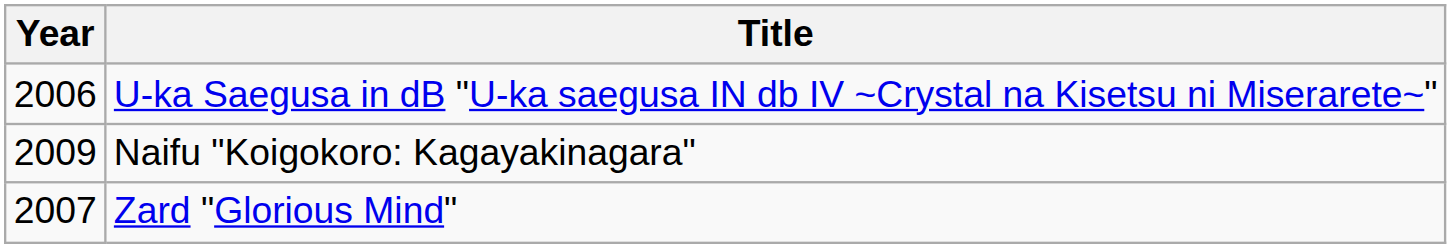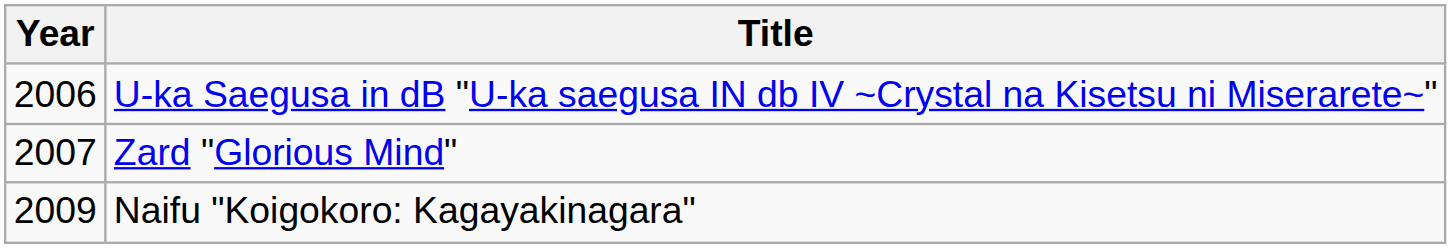rows swapped: (286, 211) <-> (405, 152)
